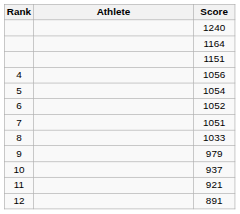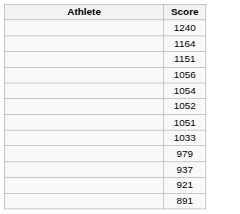- column: (19, 12)
